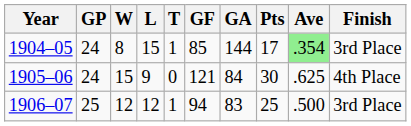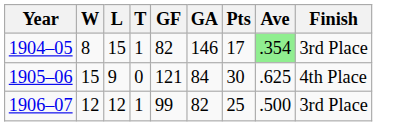- column: (94, 18)
(198, 47) 85 -> (164, 47) 82
(238, 47) 144 -> (204, 47) 146
(198, 105) 94 -> (164, 105) 99
(234, 105) 83 -> (200, 105) 82
